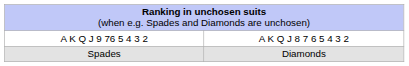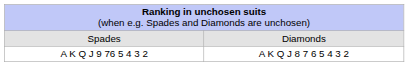rows swapped: (104, 54) <-> (104, 38)
